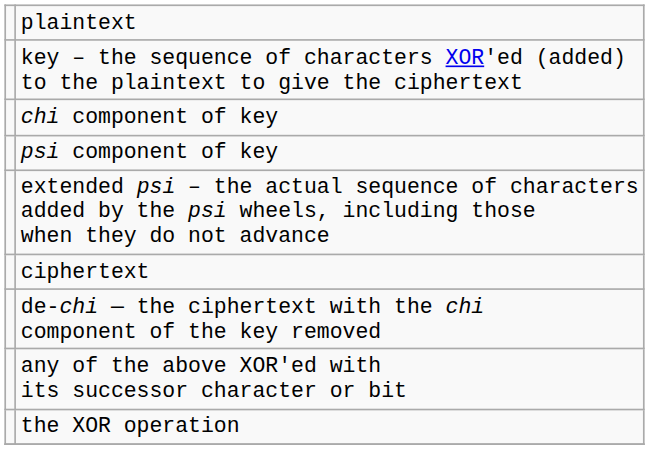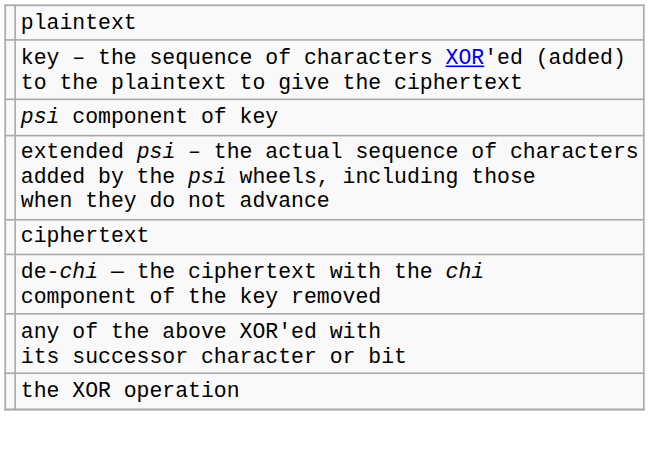- row: (149, 117)
